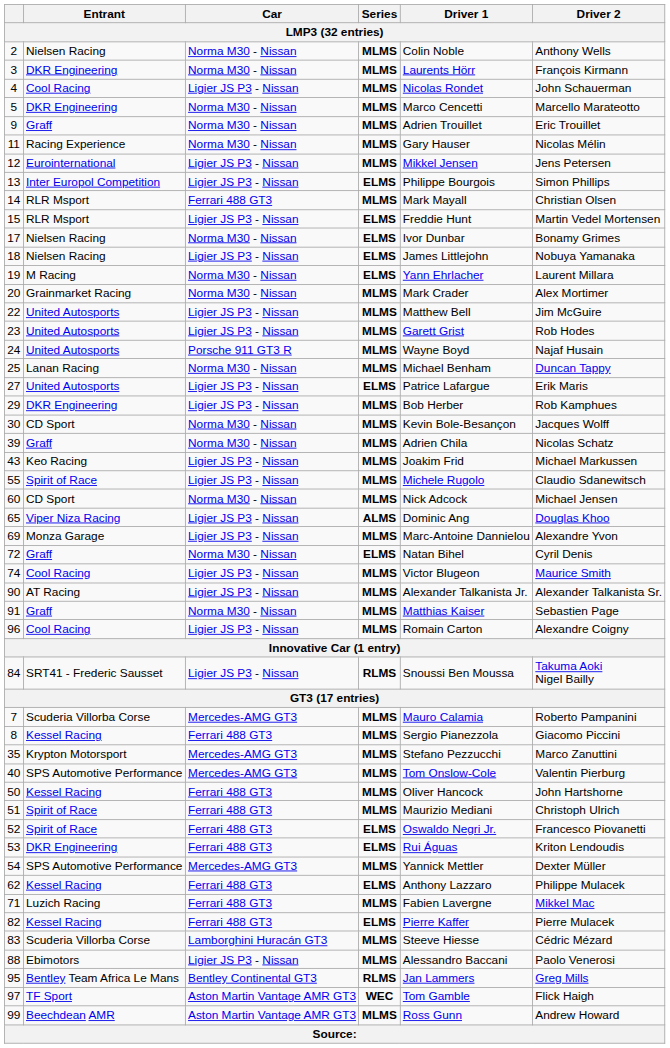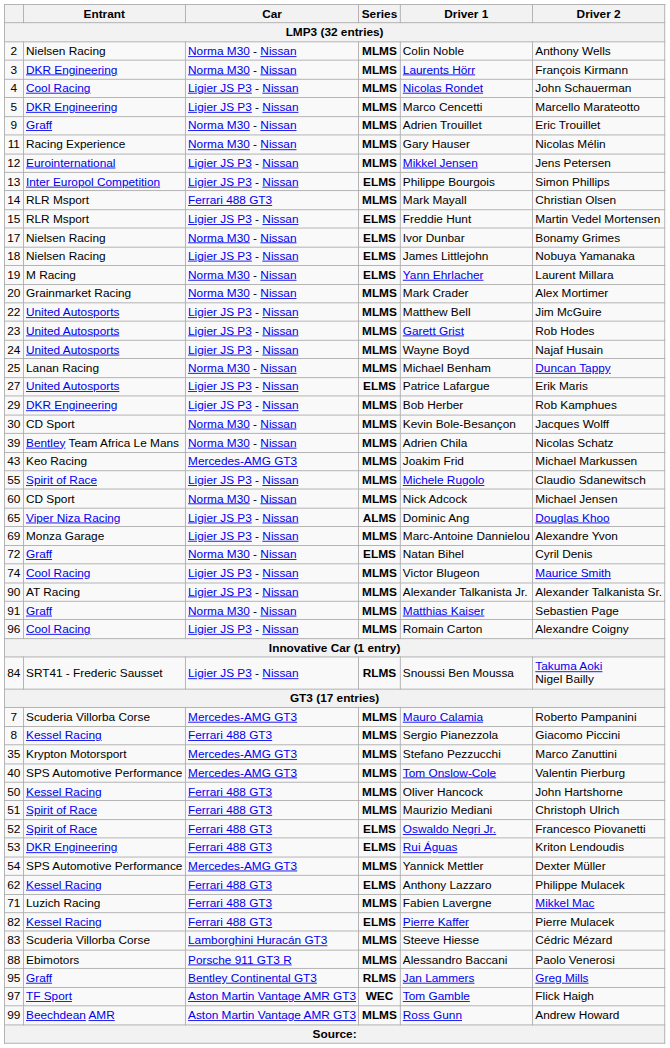(242, 107) Norma M30 - Nissan -> (243, 107) Ligier JS P3 - Nissan
(240, 349) Porsche 911 GT3 R -> (243, 349) Ligier JS P3 - Nissan
(39, 442) Graff -> (102, 442) Bentley Team Africa Le Mans
(243, 461) Ligier JS P3 - Nissan -> (243, 461) Mercedes-AMG GT3
(243, 959) Ligier JS P3 - Nissan -> (240, 959) Porsche 911 GT3 R
(102, 978) Bentley Team Africa Le Mans -> (39, 978) Graff
